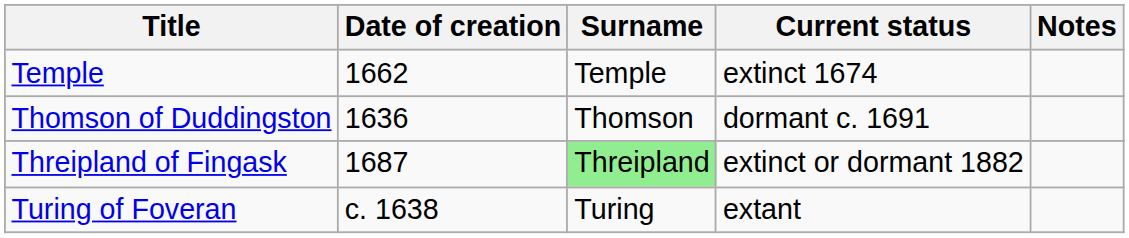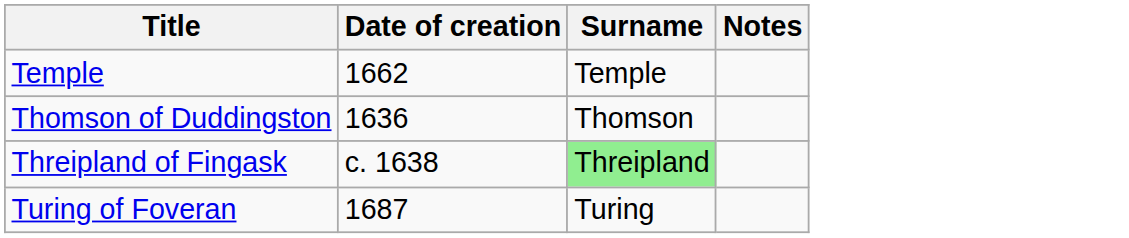- column: (873, 27)
(377, 163) 1687 -> (392, 163) c. 1638
(392, 208) c. 1638 -> (377, 208) 1687
